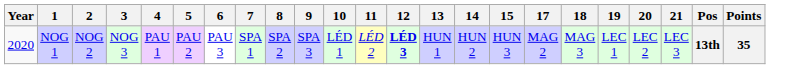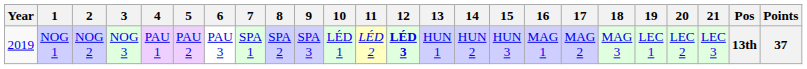+ column: (543, 14)
(21, 44) 2020 -> (21, 44) 2019
(744, 44) 35 -> (781, 44) 37
